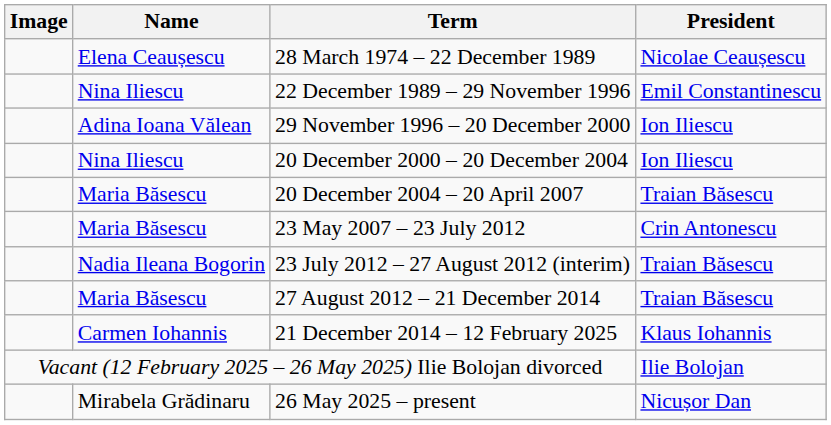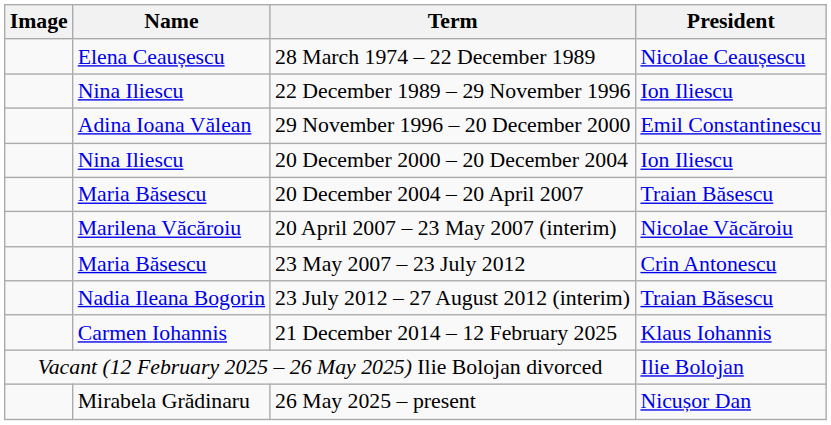(731, 90) Emil Constantinescu -> (687, 90) Ion Iliescu
(687, 125) Ion Iliescu -> (731, 125) Emil Constantinescu
+ row: (446, 228)
- row: (438, 297)
